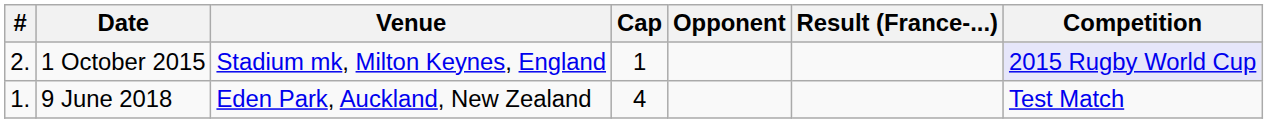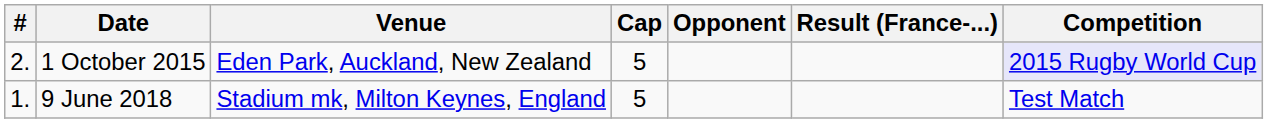(411, 61) Stadium mk, Milton Keynes, England -> (404, 61) Eden Park, Auckland, New Zealand
(640, 61) 1 -> (640, 61) 5
(404, 99) Eden Park, Auckland, New Zealand -> (411, 99) Stadium mk, Milton Keynes, England
(640, 99) 4 -> (640, 99) 5
